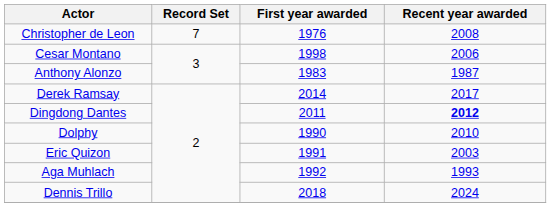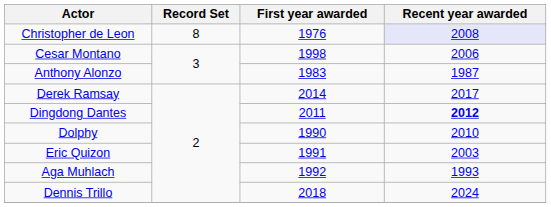(196, 34) 7 -> (196, 34) 8
(465, 34) no background -> (465, 34) lavender background
